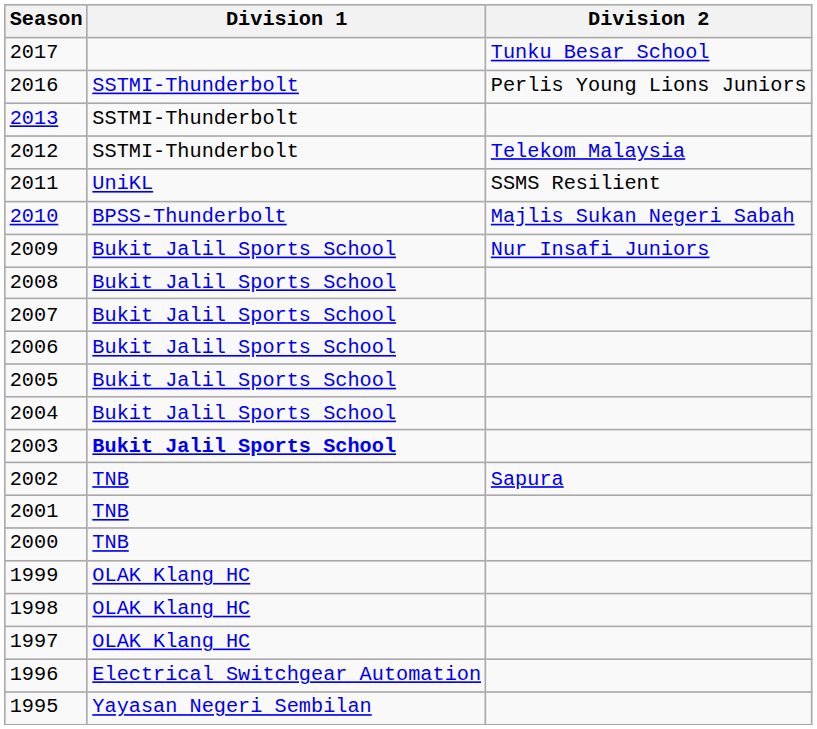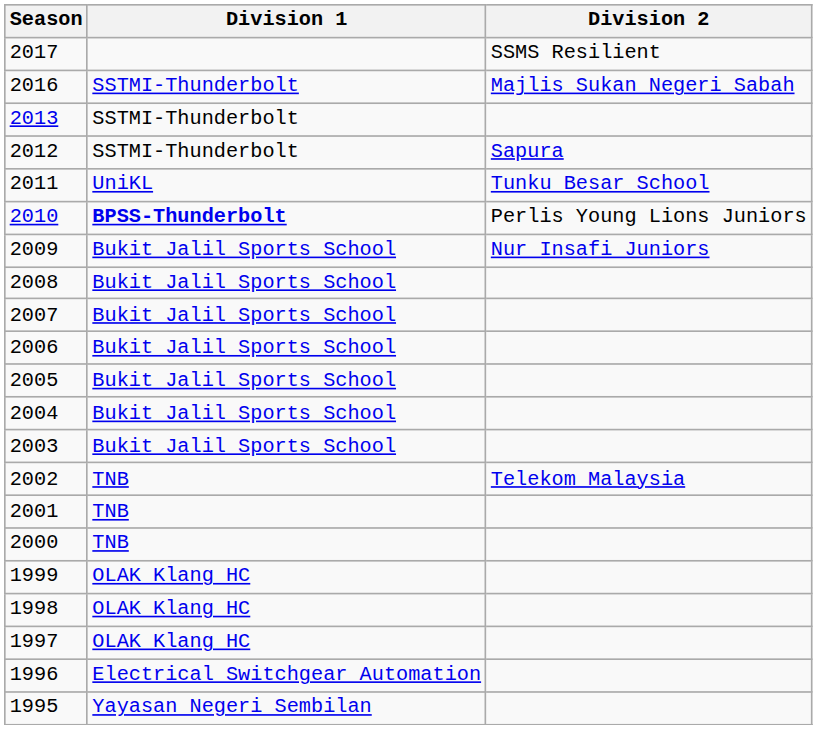(600, 54) Tunku Besar School -> (576, 54) SSMS Resilient
(649, 87) Perlis Young Lions Juniors -> (643, 87) Majlis Sukan Negeri Sabah
(588, 152) Telekom Malaysia -> (527, 152) Sapura
(576, 185) SSMS Resilient -> (600, 185) Tunku Besar School
(190, 218) normal -> (190, 218) bold
(643, 218) Majlis Sukan Negeri Sabah -> (649, 218) Perlis Young Lions Juniors
(244, 447) bold -> (244, 447) normal
(527, 479) Sapura -> (588, 479) Telekom Malaysia
